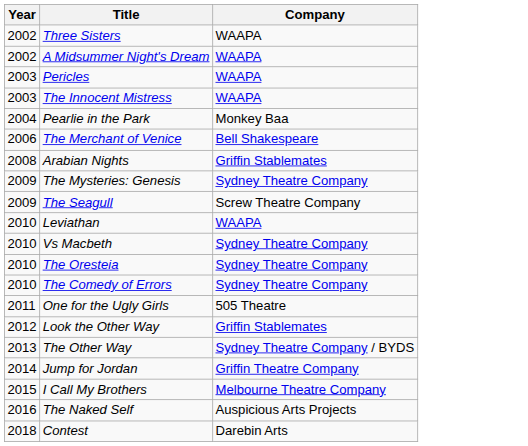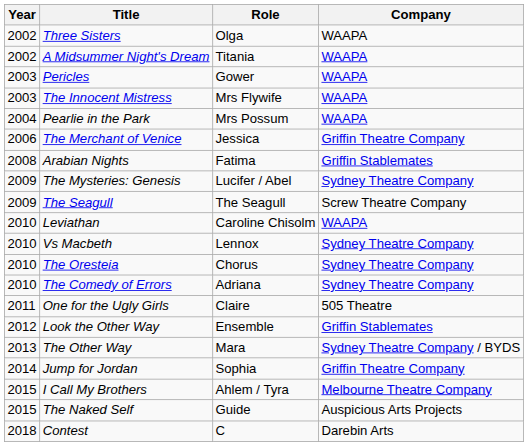+ column: (265, 14)
(252, 118) Monkey Baa -> (344, 118) WAAPA
(267, 139) Bell Shakespeare -> (393, 139) Griffin Theatre Company
(22, 410) 2016 -> (22, 410) 2015
